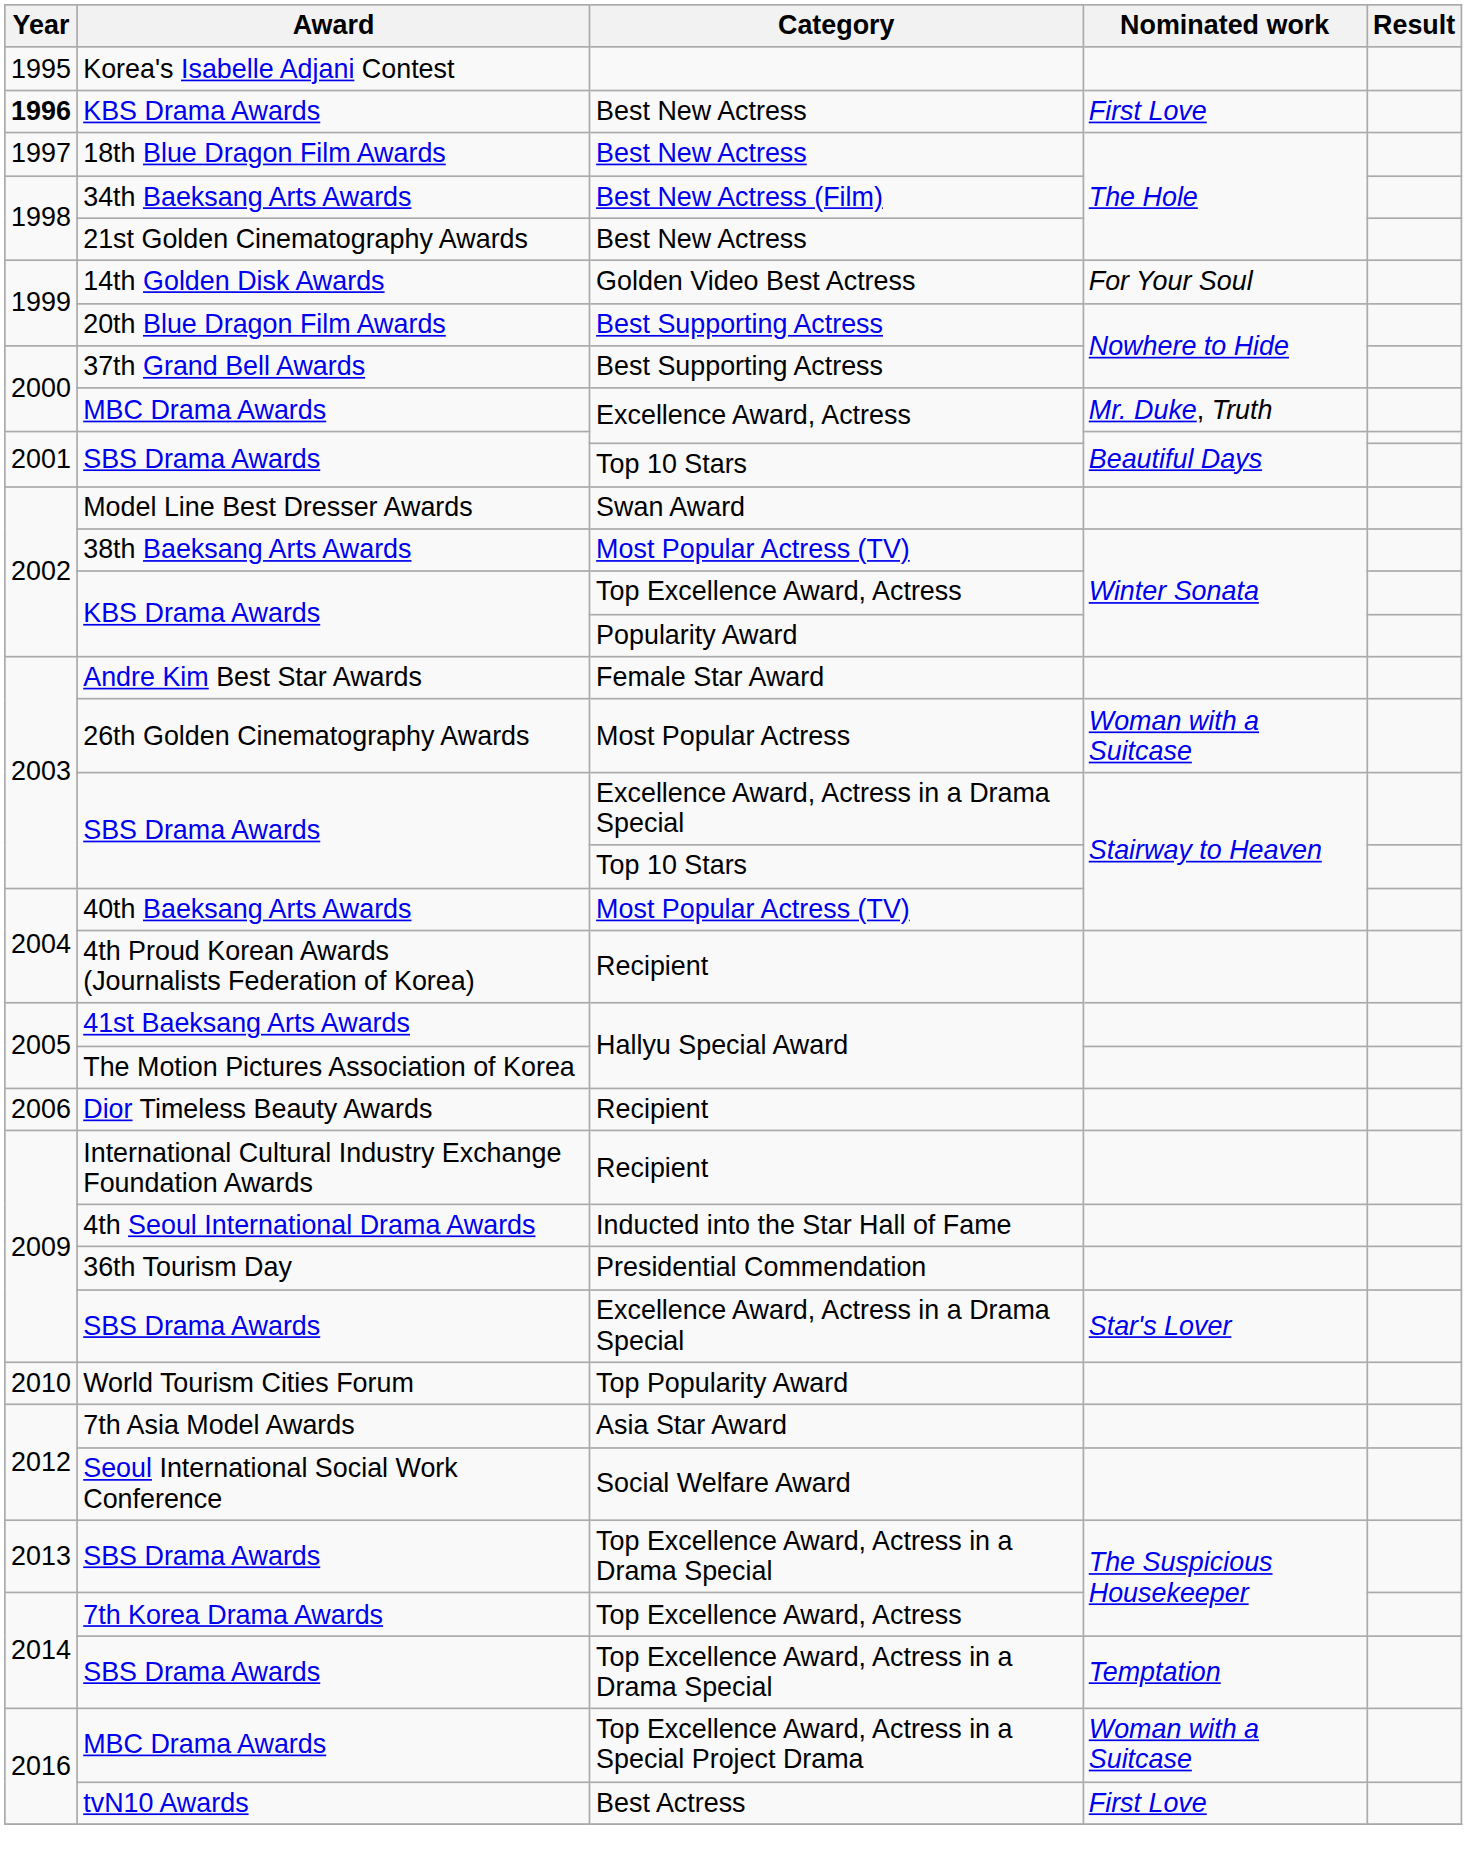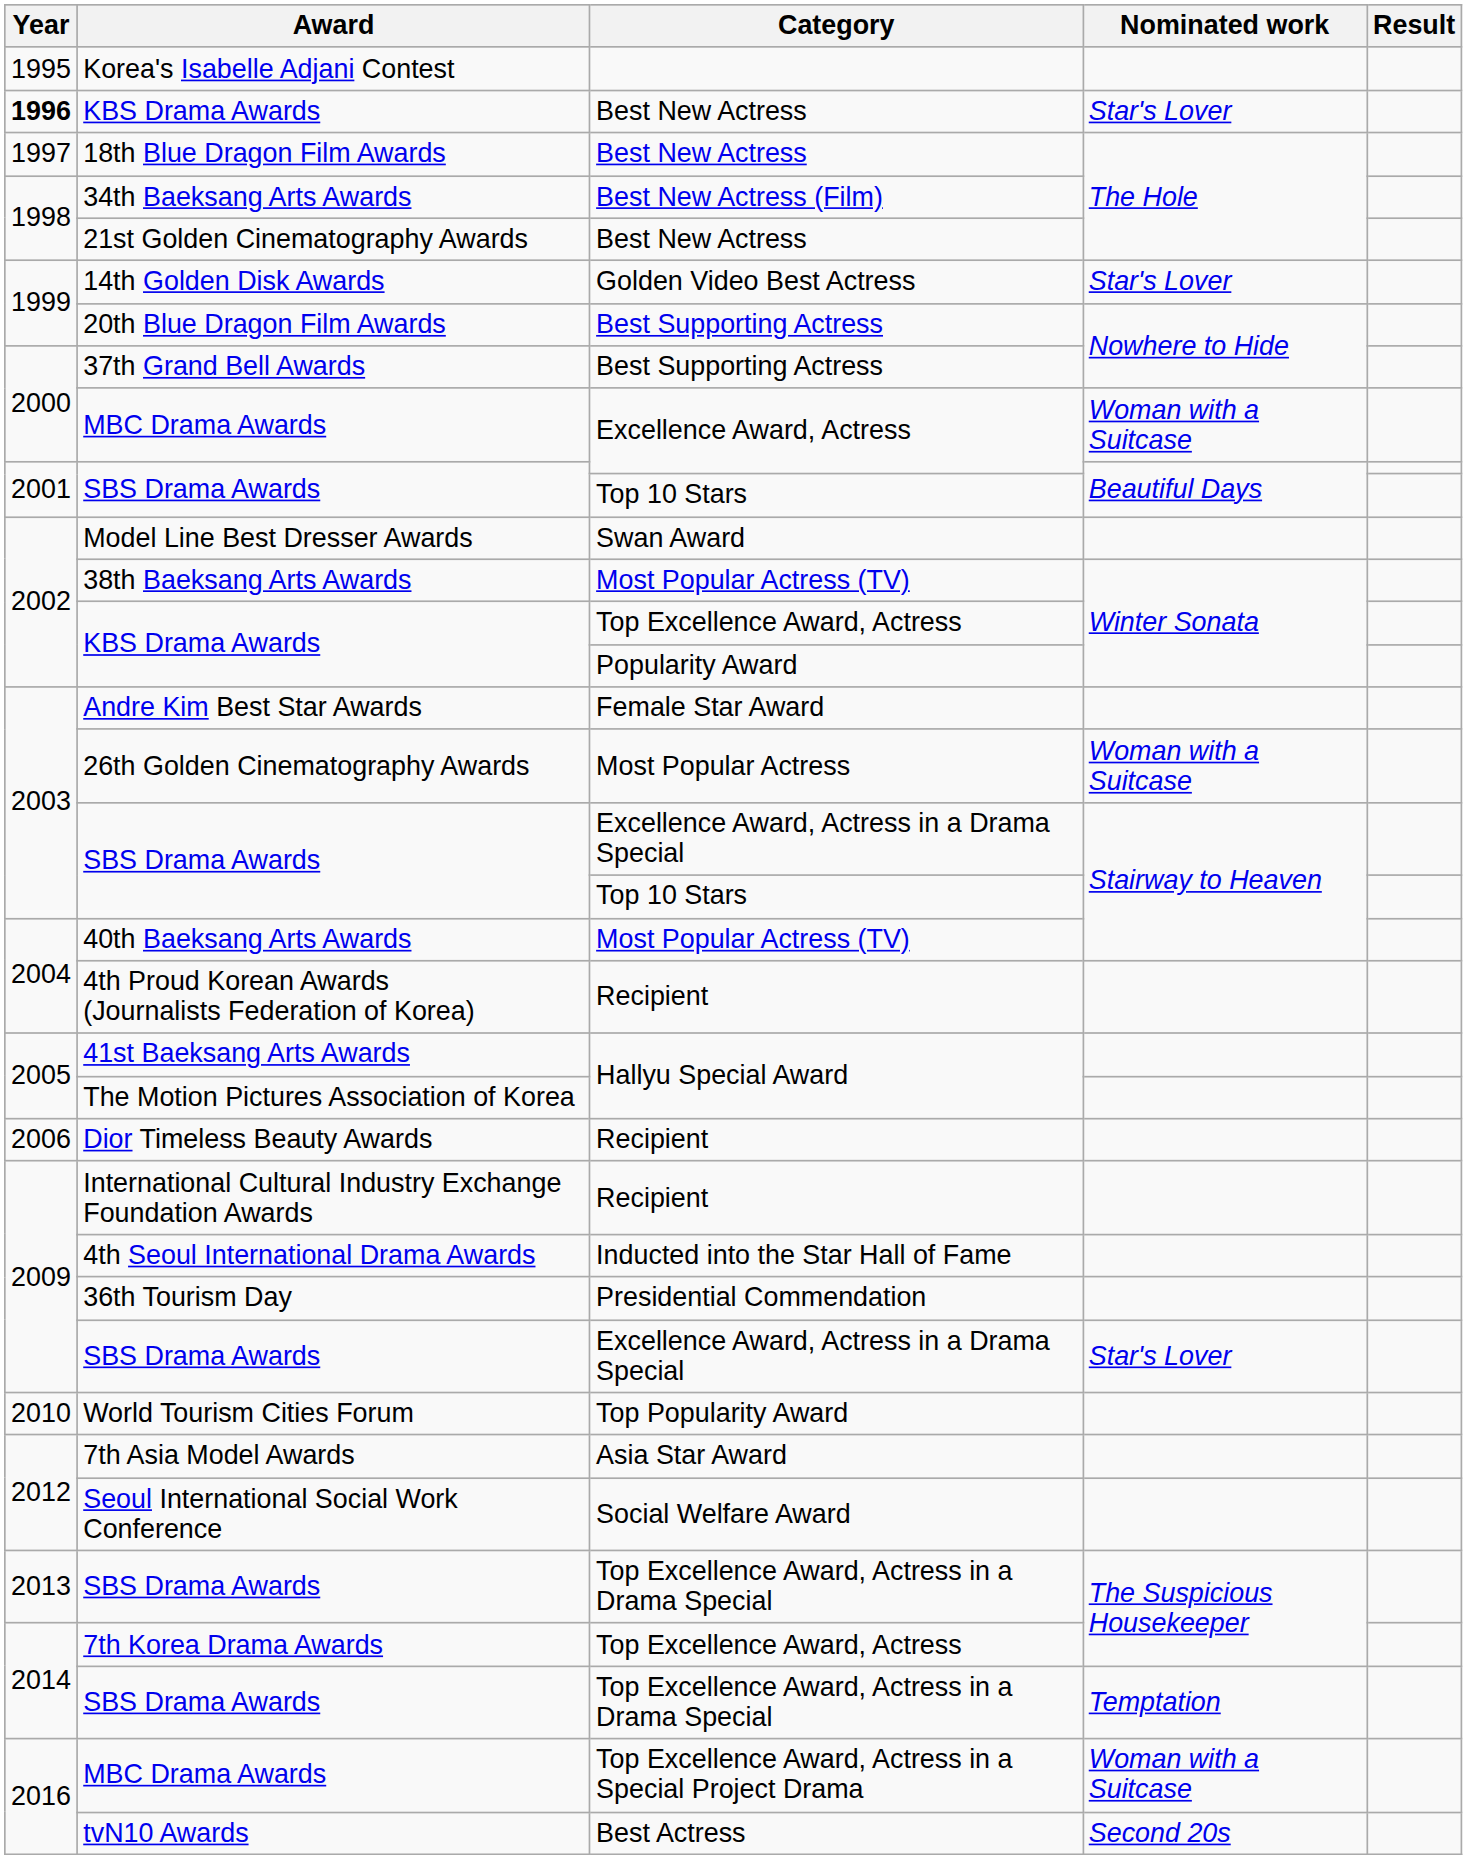(1148, 111) First Love -> (1160, 111) Star's Lover
(1171, 281) For Your Soul -> (1160, 281) Star's Lover
(1181, 409) Mr. Duke, Truth -> (1174, 424) Woman with a Suitcase
(1148, 1802) First Love -> (1160, 1832) Second 20s
